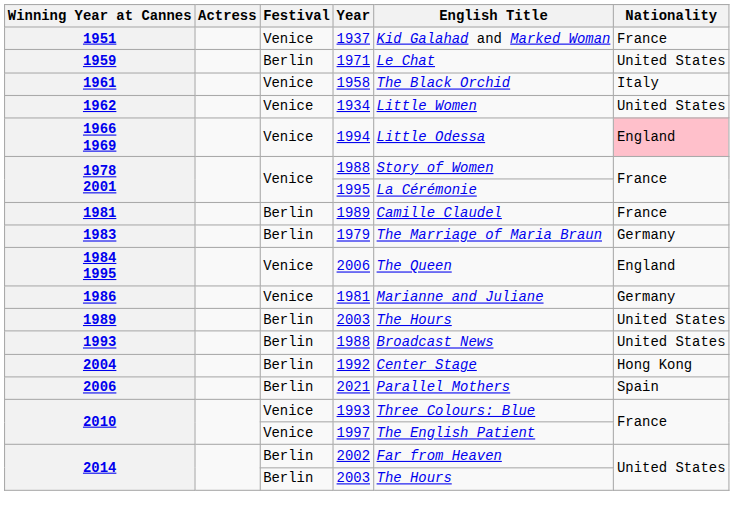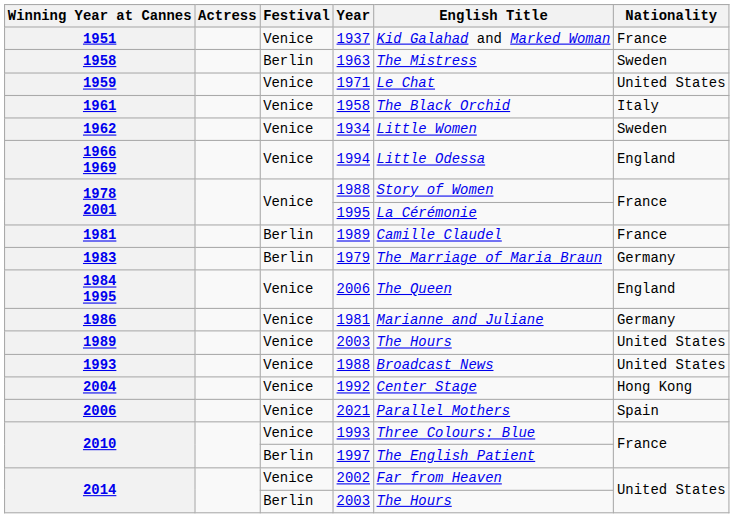+ row: (100, 61)
(288, 61) Berlin -> (288, 84) Venice
(671, 107) United States -> (642, 129) Sweden
(646, 137) pink background -> (646, 160) no background
(288, 320) Berlin -> (288, 343) Venice
(288, 343) Berlin -> (288, 365) Venice
(288, 365) Berlin -> (288, 388) Venice
(288, 388) Berlin -> (288, 411) Venice
(288, 433) Venice -> (288, 456) Berlin
(288, 456) Berlin -> (288, 479) Venice
